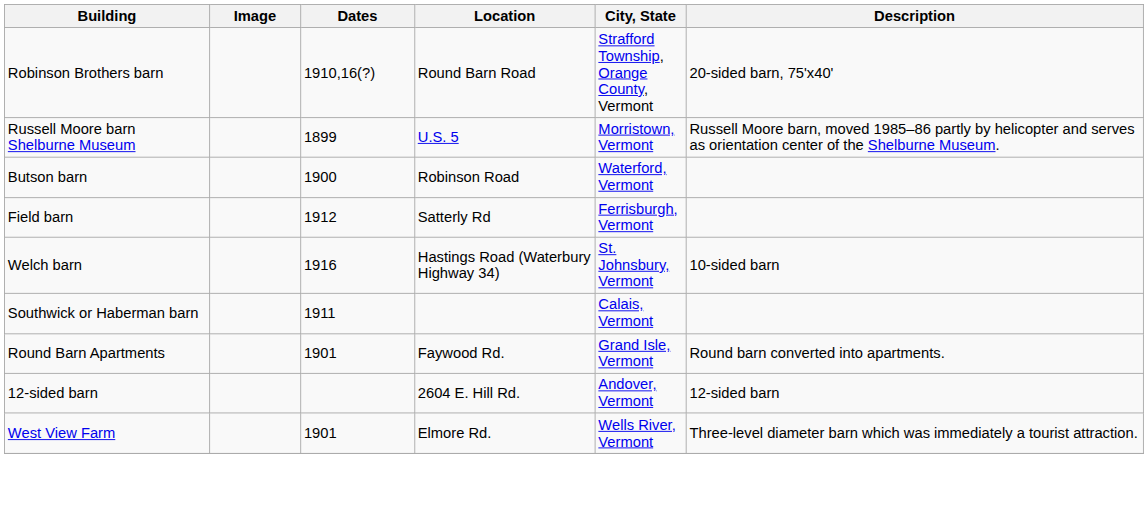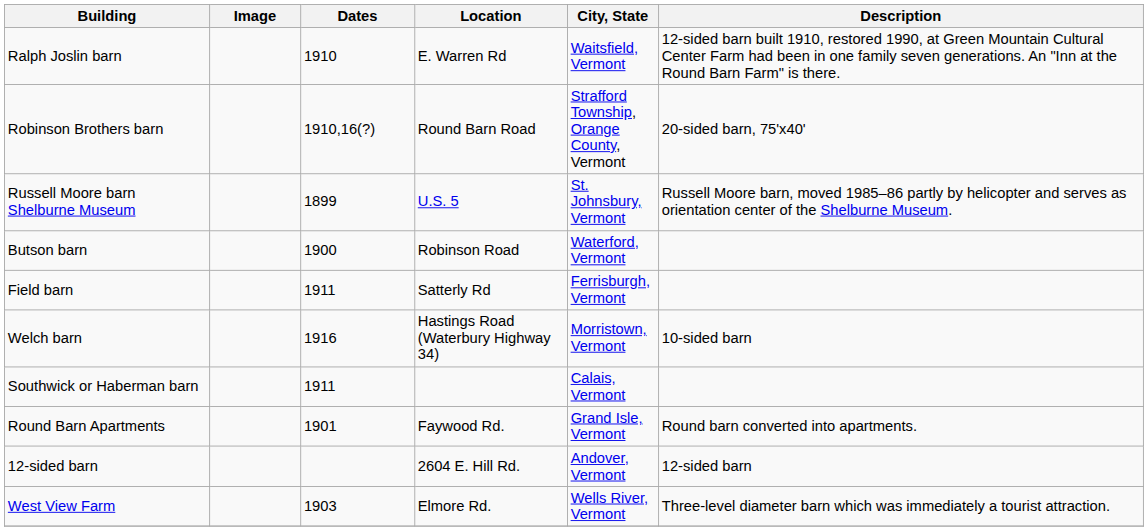+ row: (65, 56)
(636, 137) Morristown, Vermont -> (606, 202) St. Johnsbury, Vermont
(320, 217) 1912 -> (320, 290) 1911
(634, 265) St. Johnsbury, Vermont -> (609, 338) Morristown, Vermont
(320, 433) 1901 -> (320, 506) 1903
